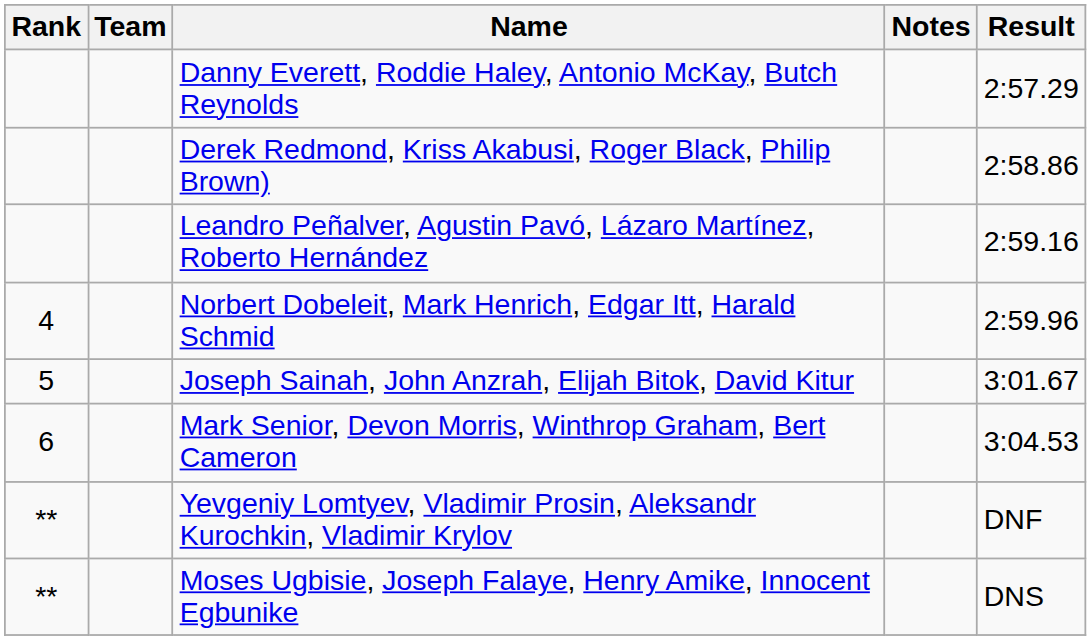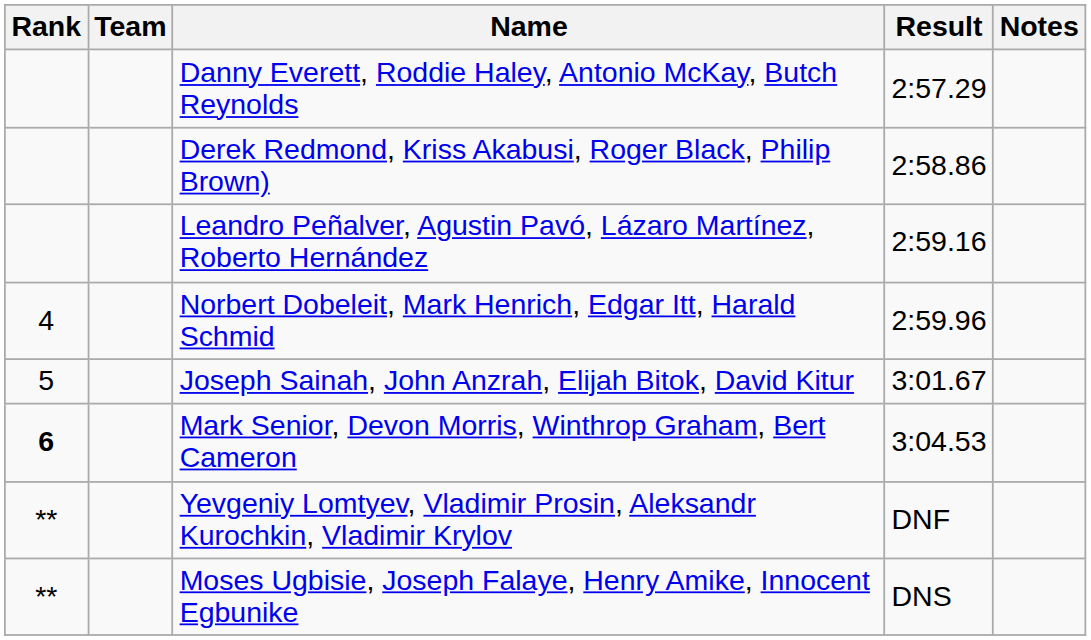columns swapped: (1031, 27) <-> (931, 27)
(46, 442) normal -> (46, 442) bold
